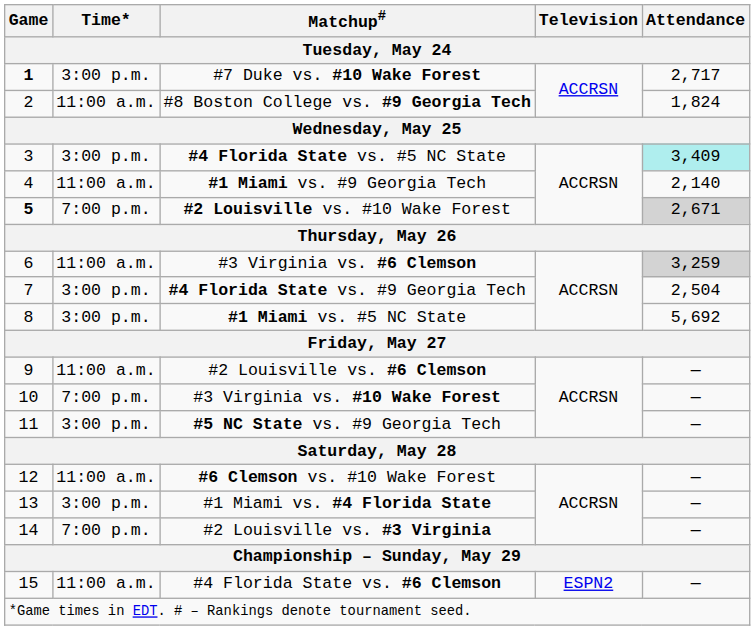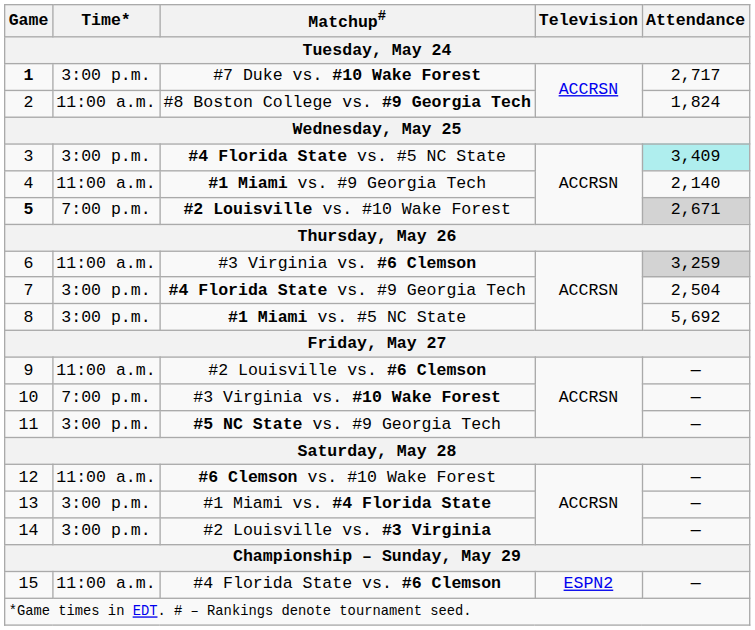(106, 531) 7:00 p.m. -> (106, 531) 3:00 p.m.
